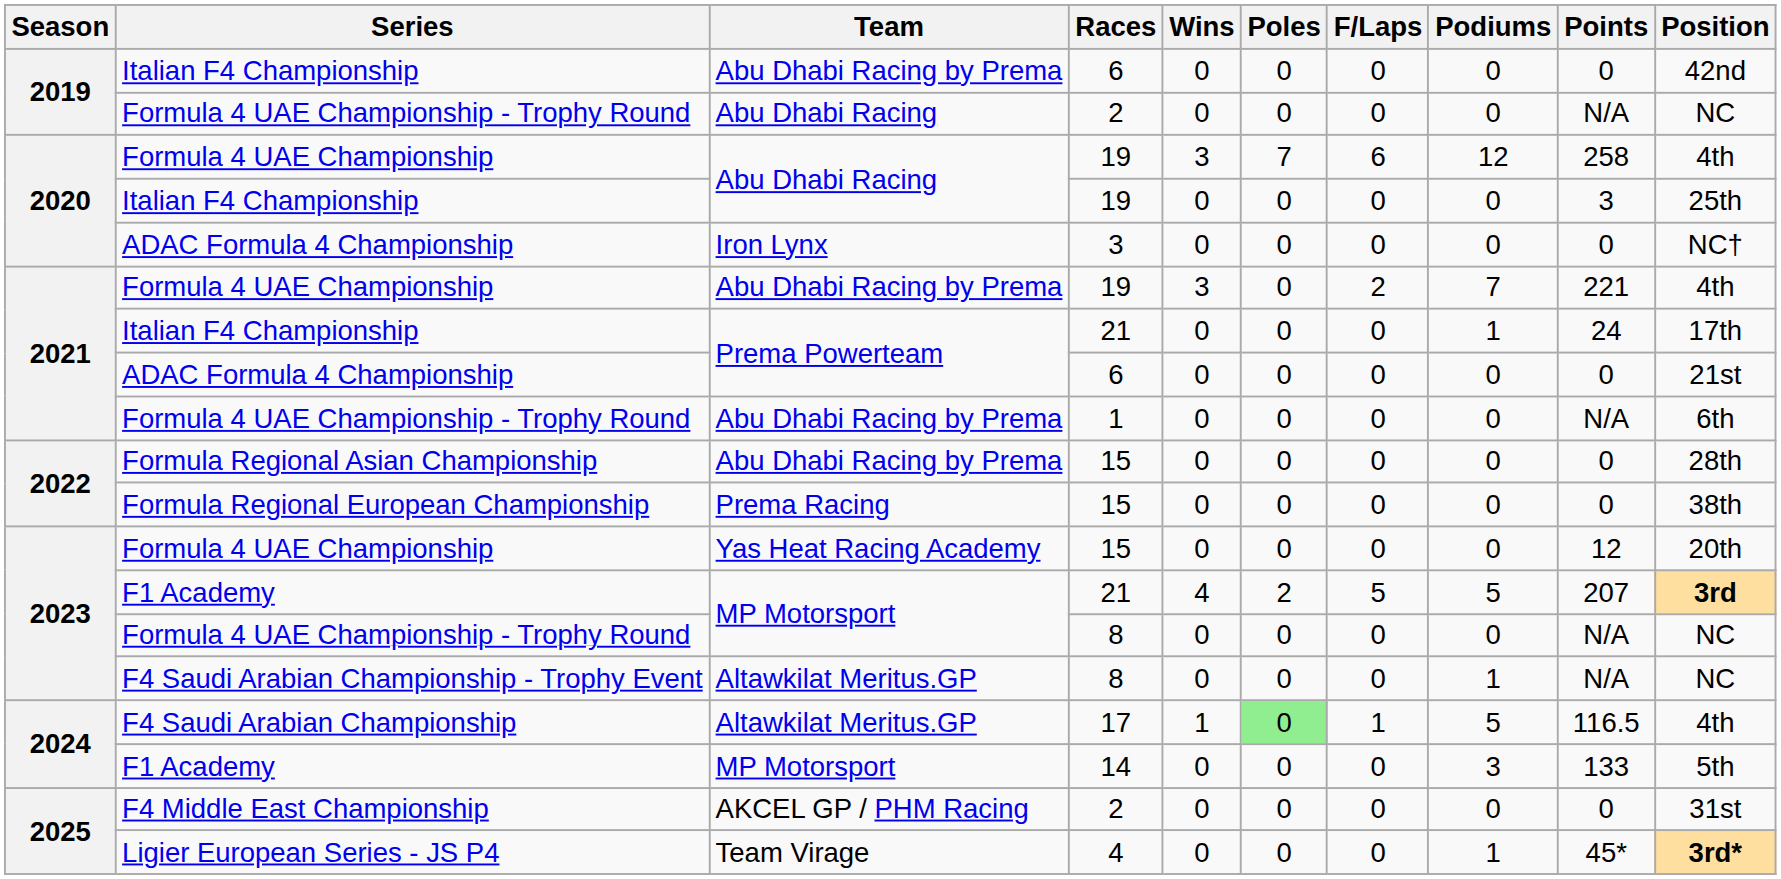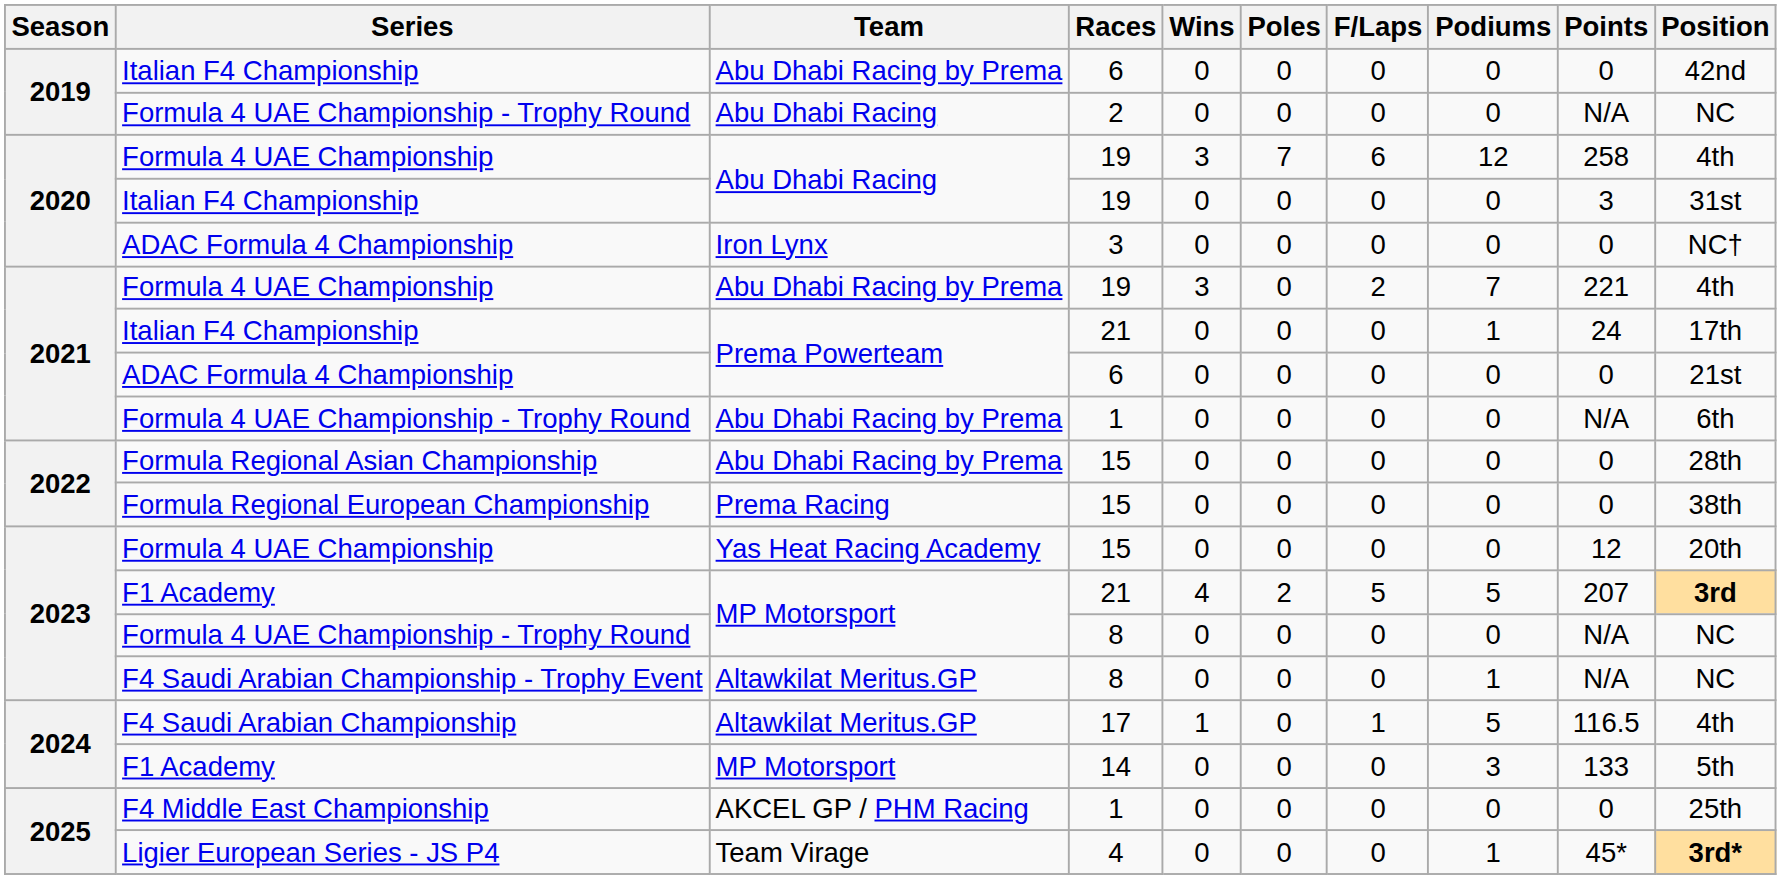(1715, 201) 25th -> (1715, 201) 31st
(1284, 722) lightgreen background -> (1284, 722) no background
(1116, 809) 2 -> (1116, 809) 1
(1715, 809) 31st -> (1715, 809) 25th
